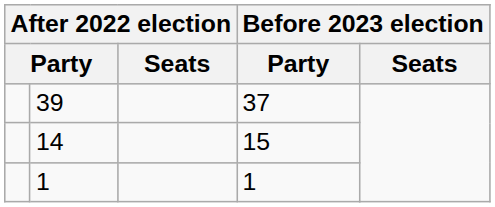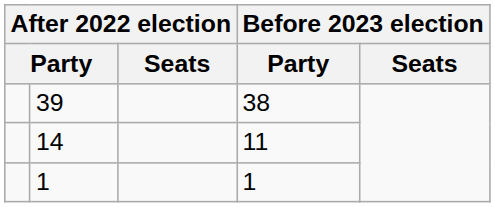(256, 102) 37 -> (256, 102) 38
(256, 142) 15 -> (255, 142) 11
